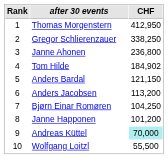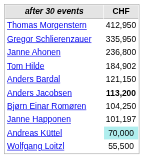- column: (17, 12)
(146, 39) 338,250 -> (121, 39) 335,950
(146, 93) normal -> (121, 93) bold
(146, 120) 101,200 -> (121, 120) 101,197
